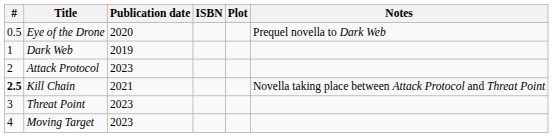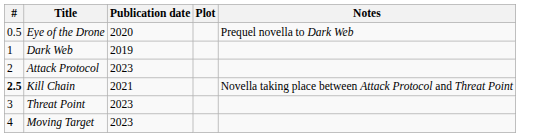- column: (209, 13)
